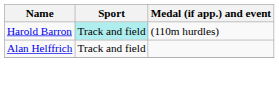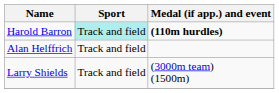(185, 31) normal -> (187, 31) bold
+ row: (37, 72)
